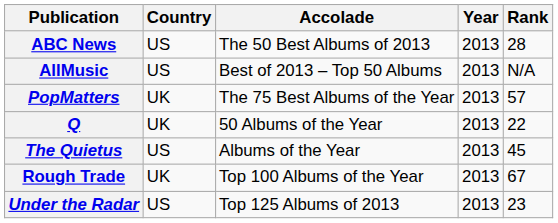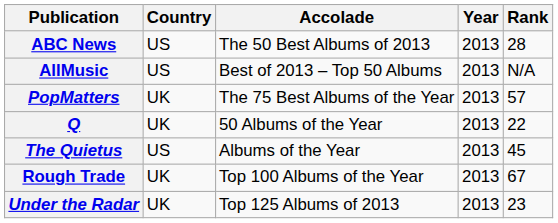(159, 204) US -> (159, 204) UK
